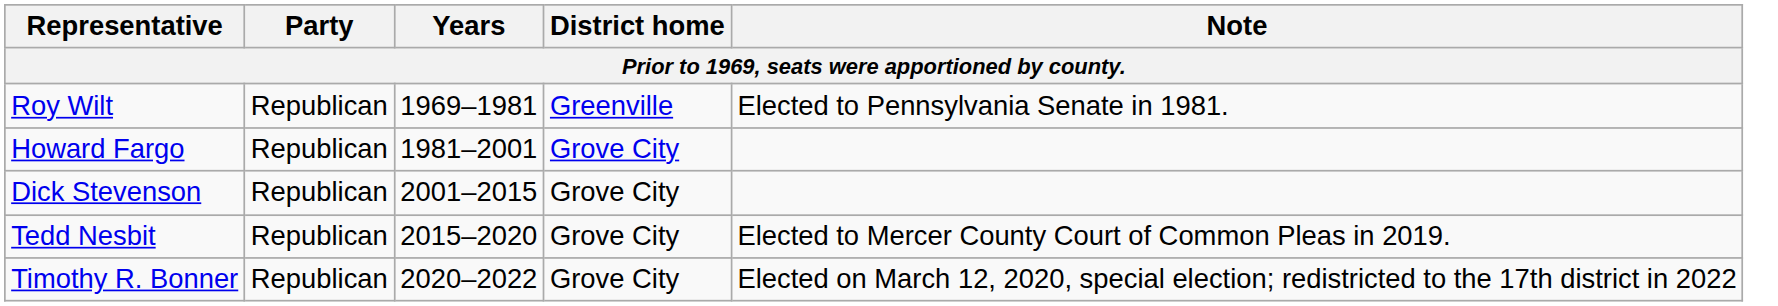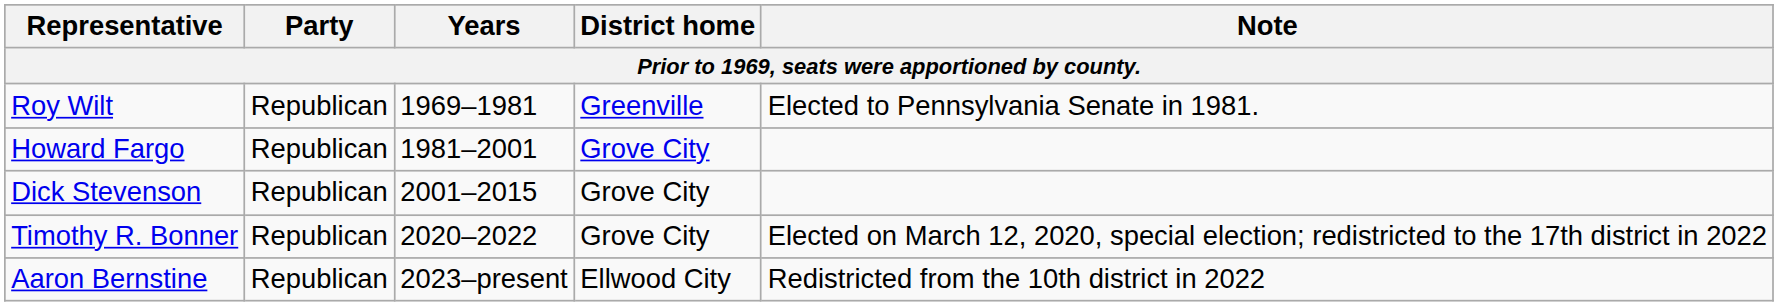- row: (83, 235)
+ row: (109, 279)
